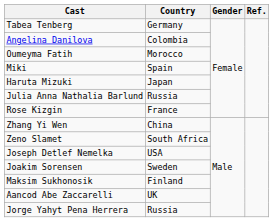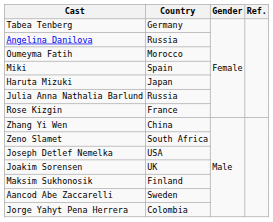(168, 39) Colombia -> (162, 39) Russia
(162, 167) Sweden -> (152, 167) UK
(152, 195) UK -> (162, 195) Sweden
(162, 209) Russia -> (168, 209) Colombia
